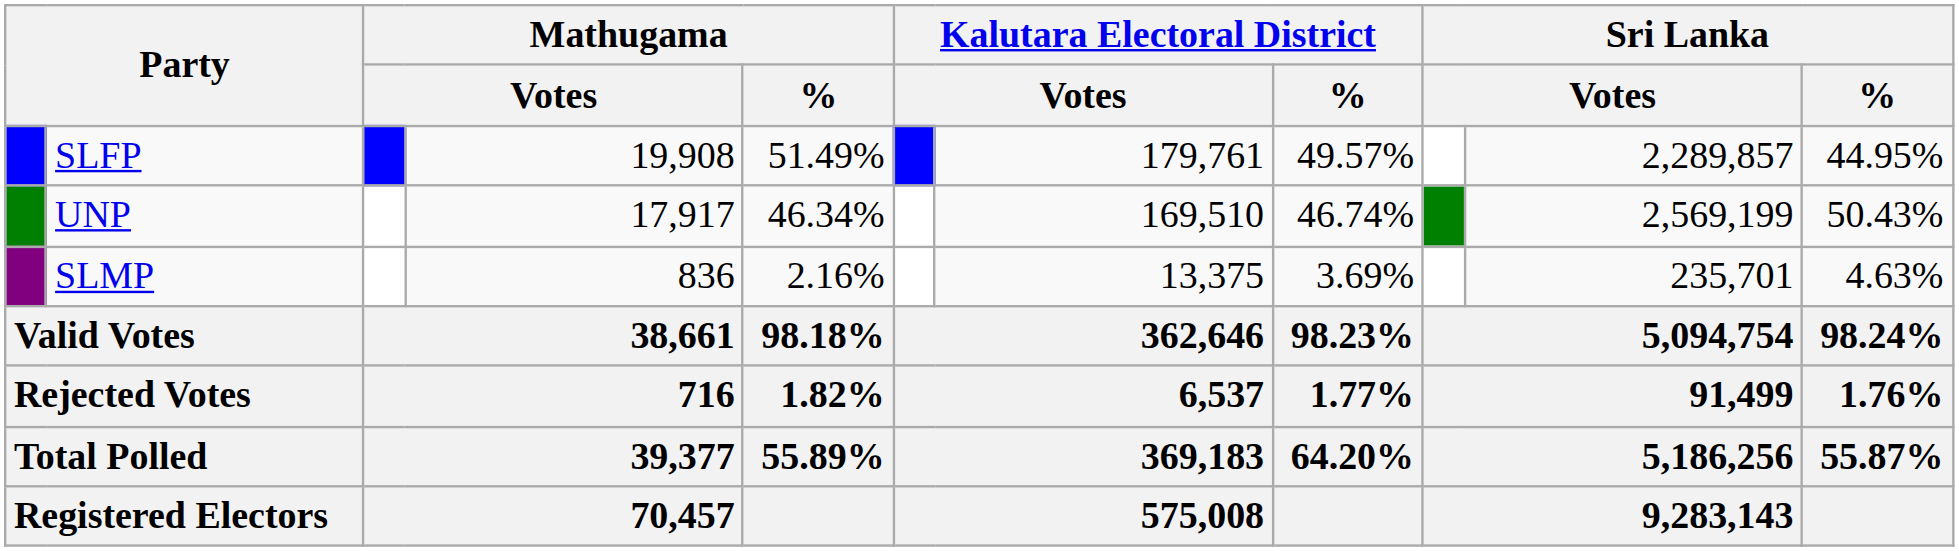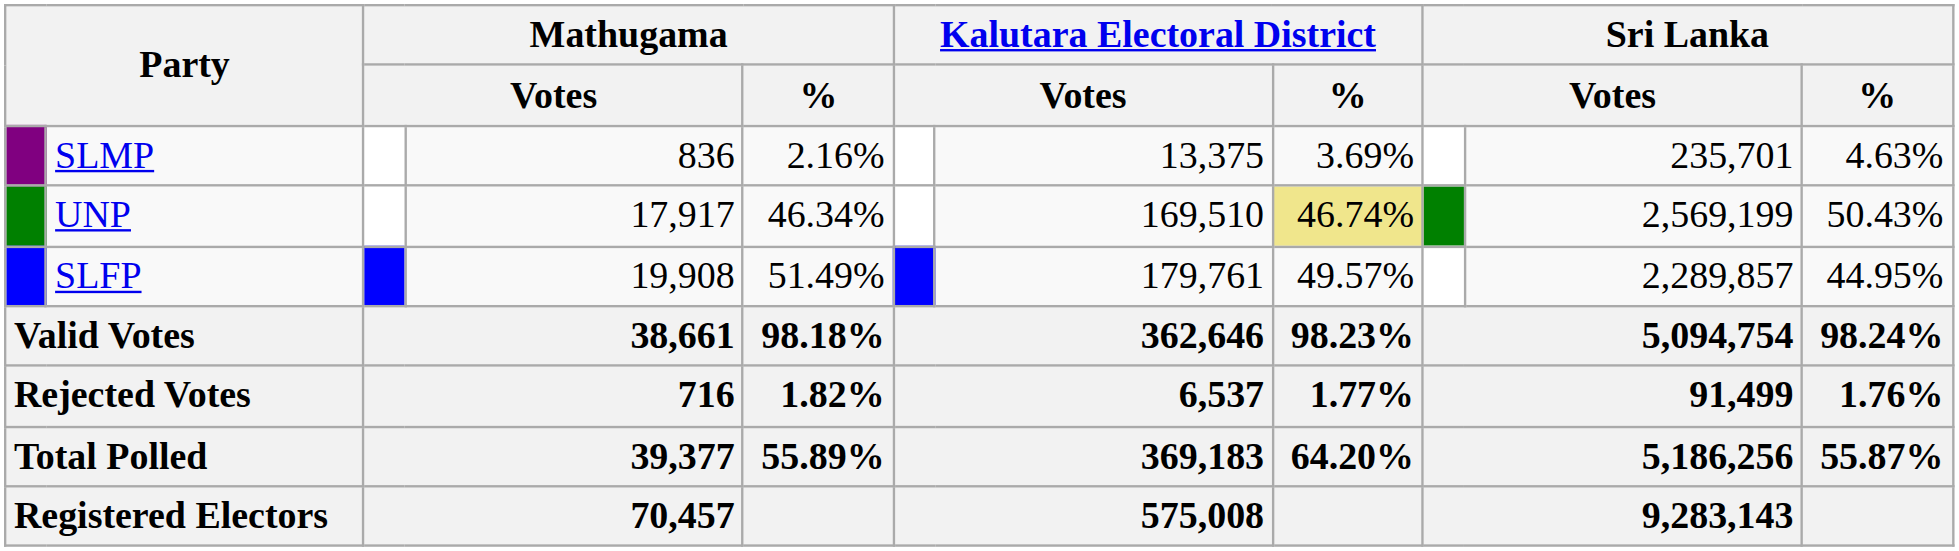rows swapped: (98, 154) <-> (105, 275)
(1356, 214) no background -> (1356, 214) khaki background
